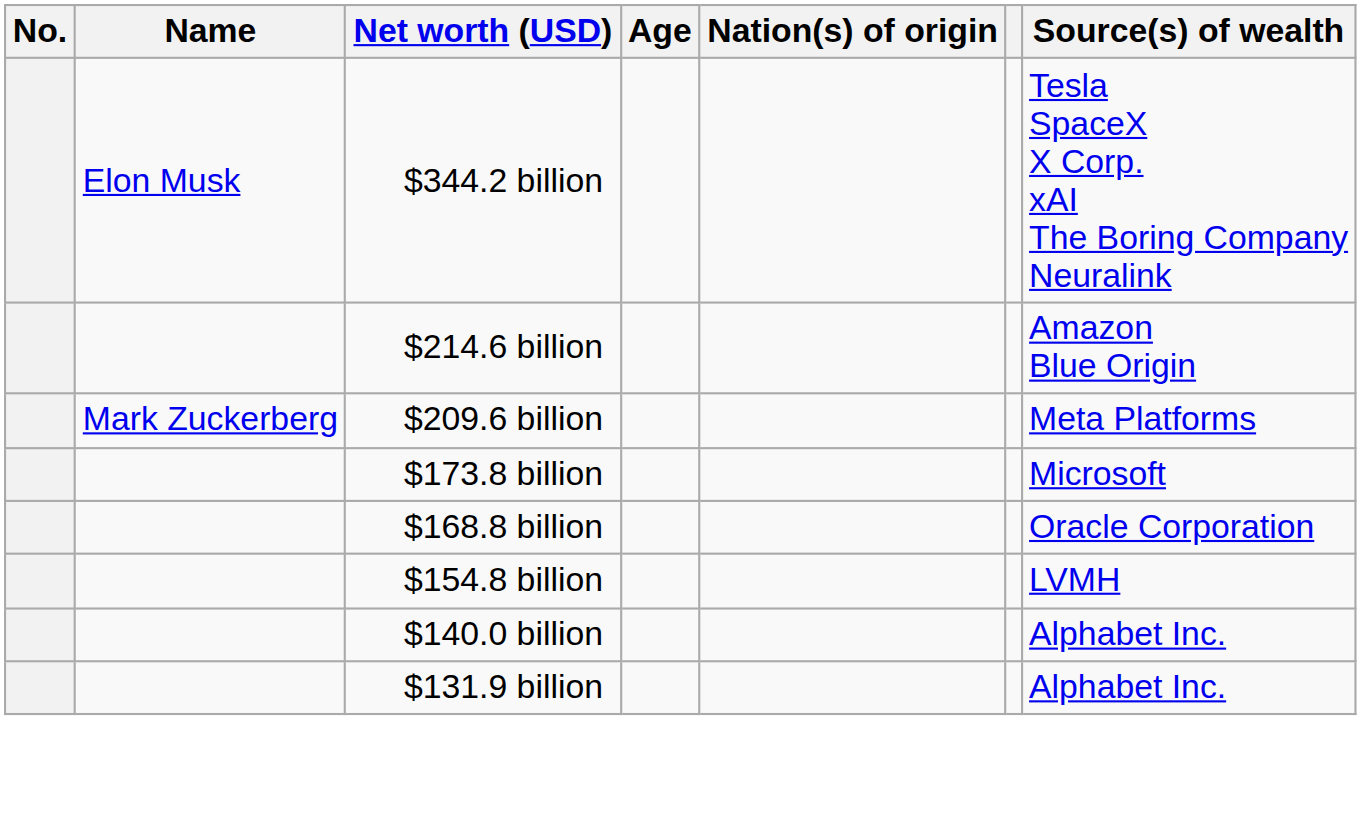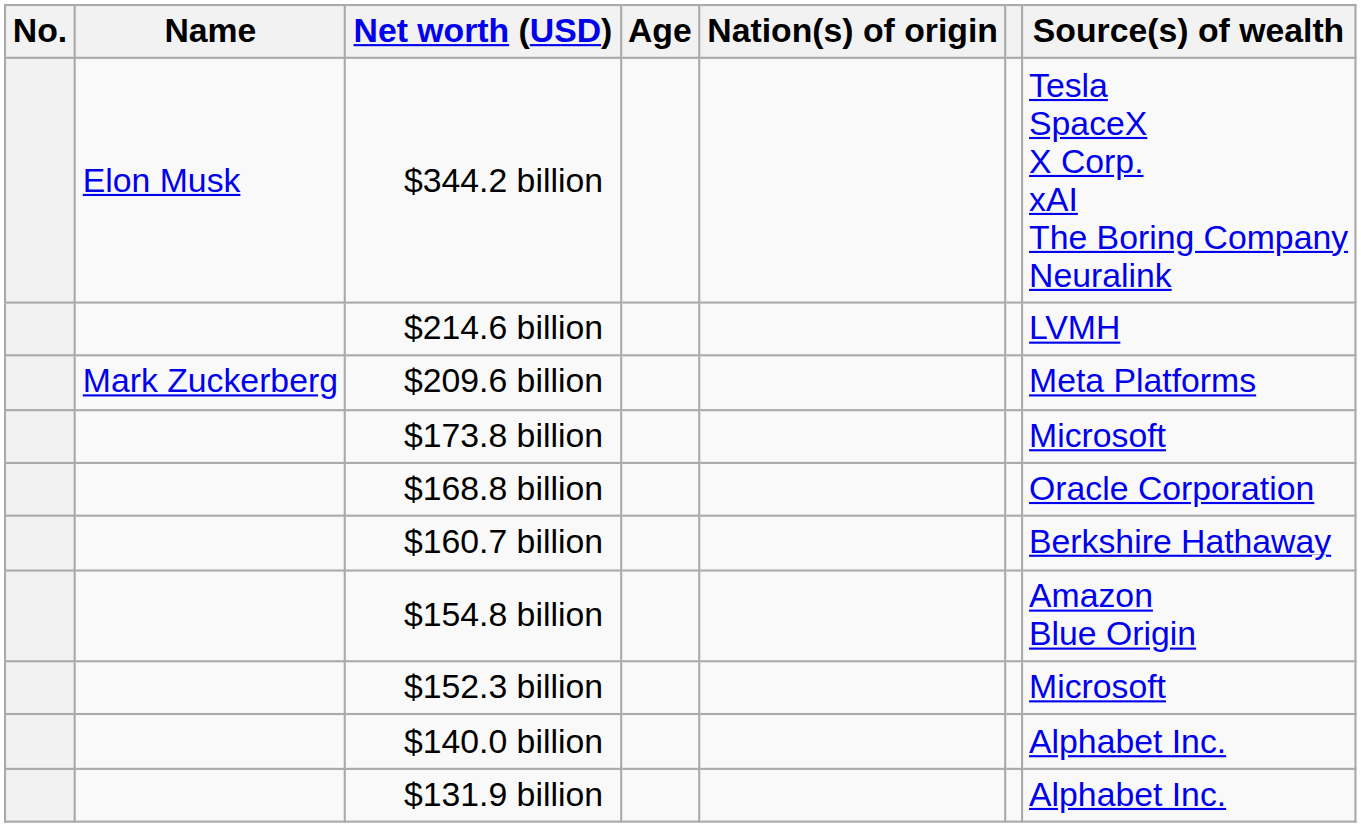(1113, 347) Amazon Blue Origin -> (1075, 328) LVMH
+ row: (508, 542)
(1075, 580) LVMH -> (1113, 614) Amazon Blue Origin
+ row: (508, 687)
